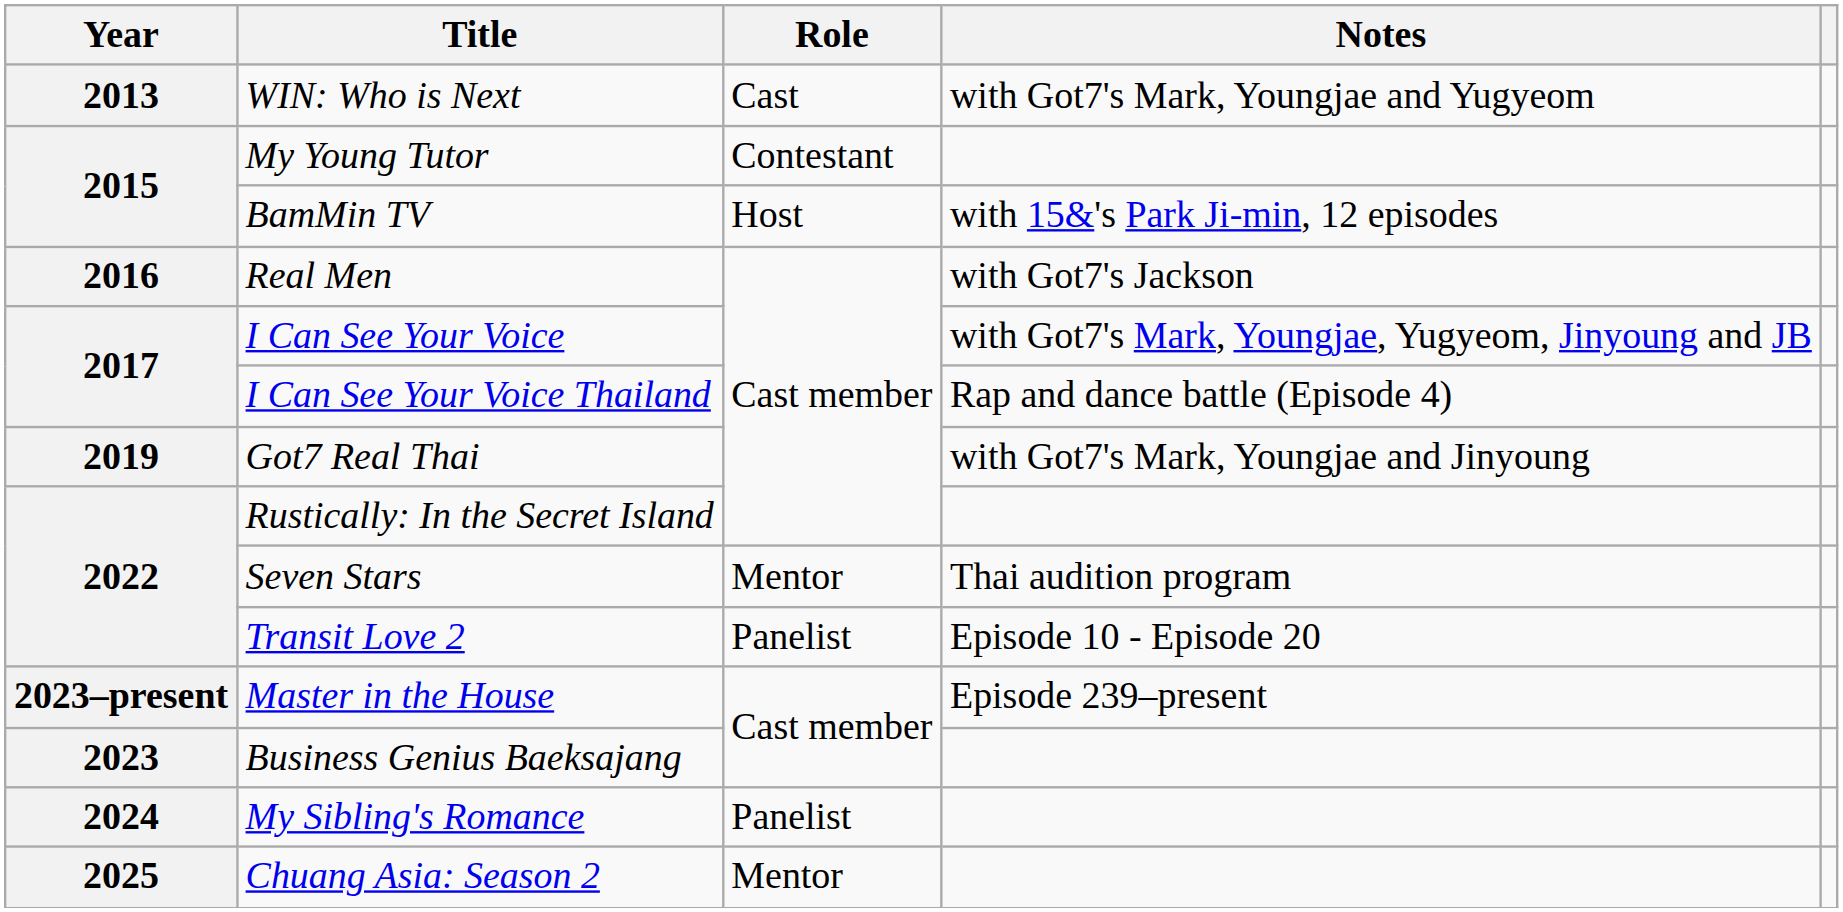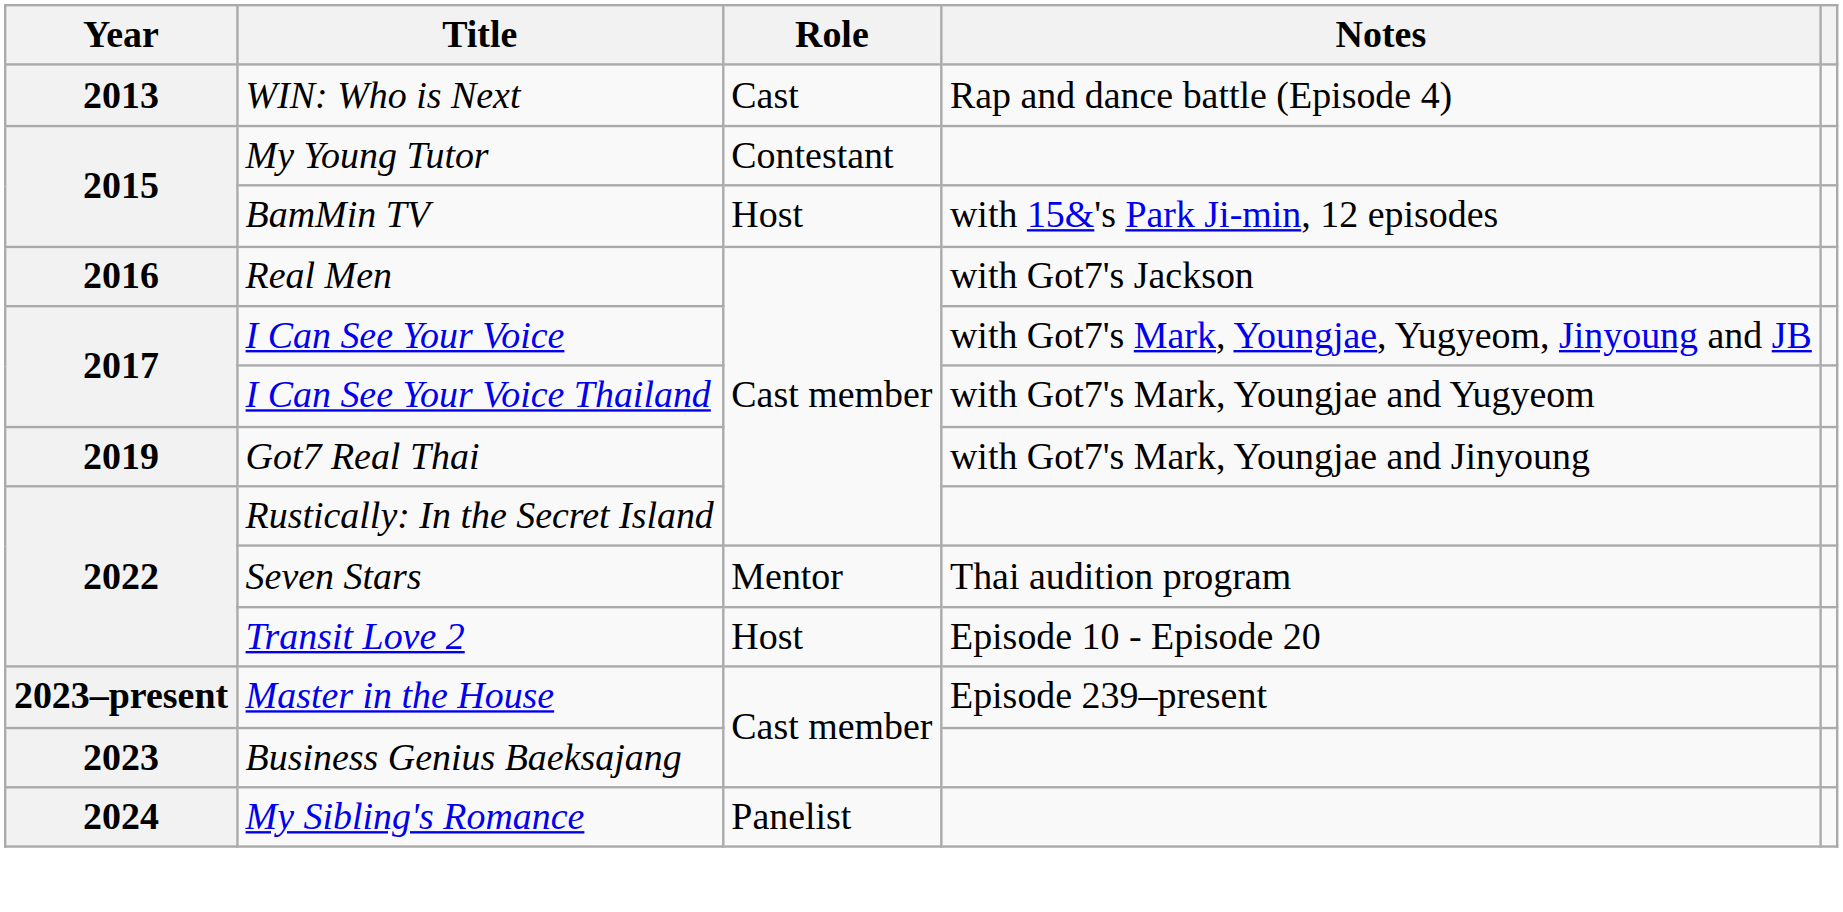(1272, 94) with Got7's Mark, Youngjae and Yugyeom -> (1201, 94) Rap and dance battle (Episode 4)
(1201, 395) Rap and dance battle (Episode 4) -> (1272, 395) with Got7's Mark, Youngjae and Yugyeom
(791, 635) Panelist -> (767, 635) Host
- row: (423, 876)
